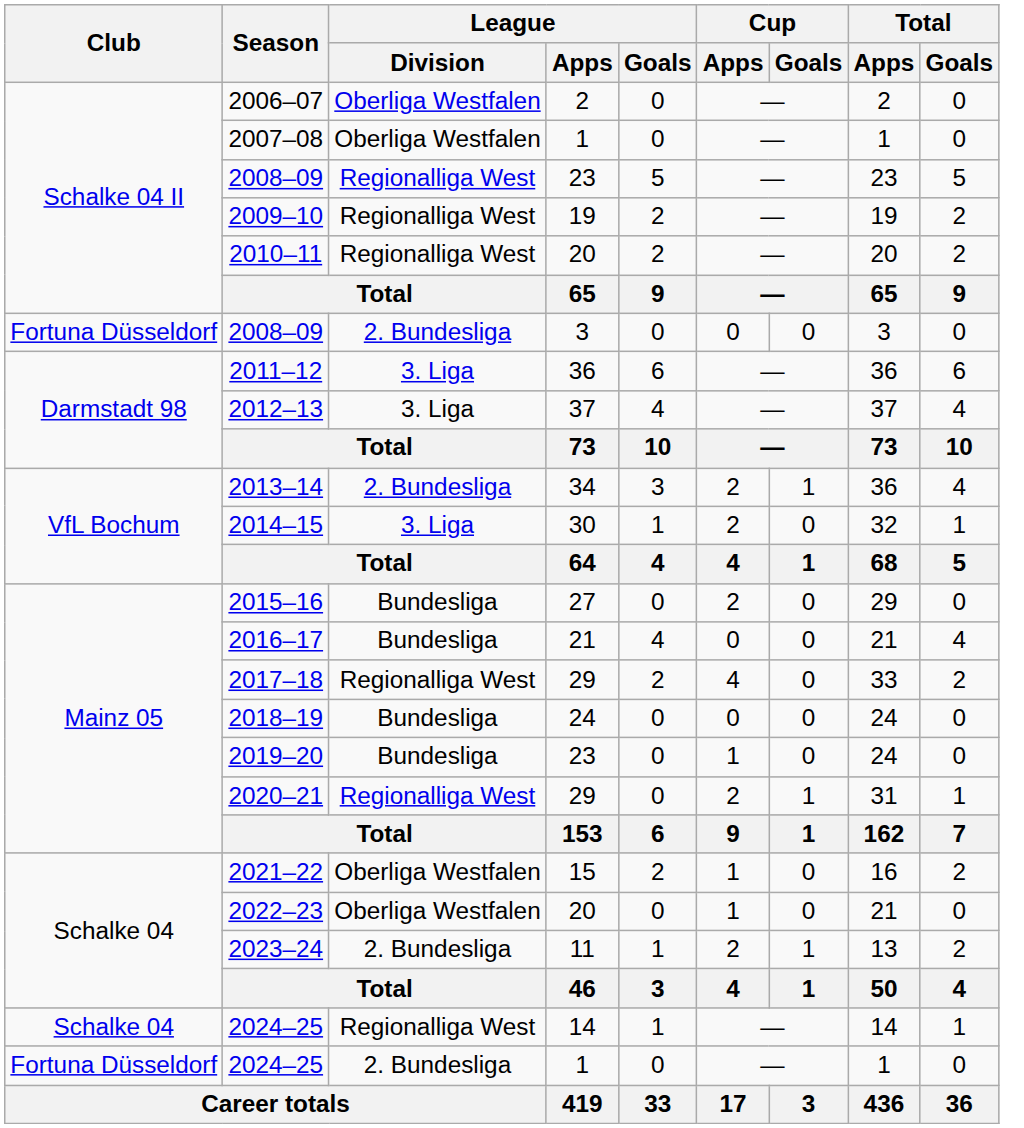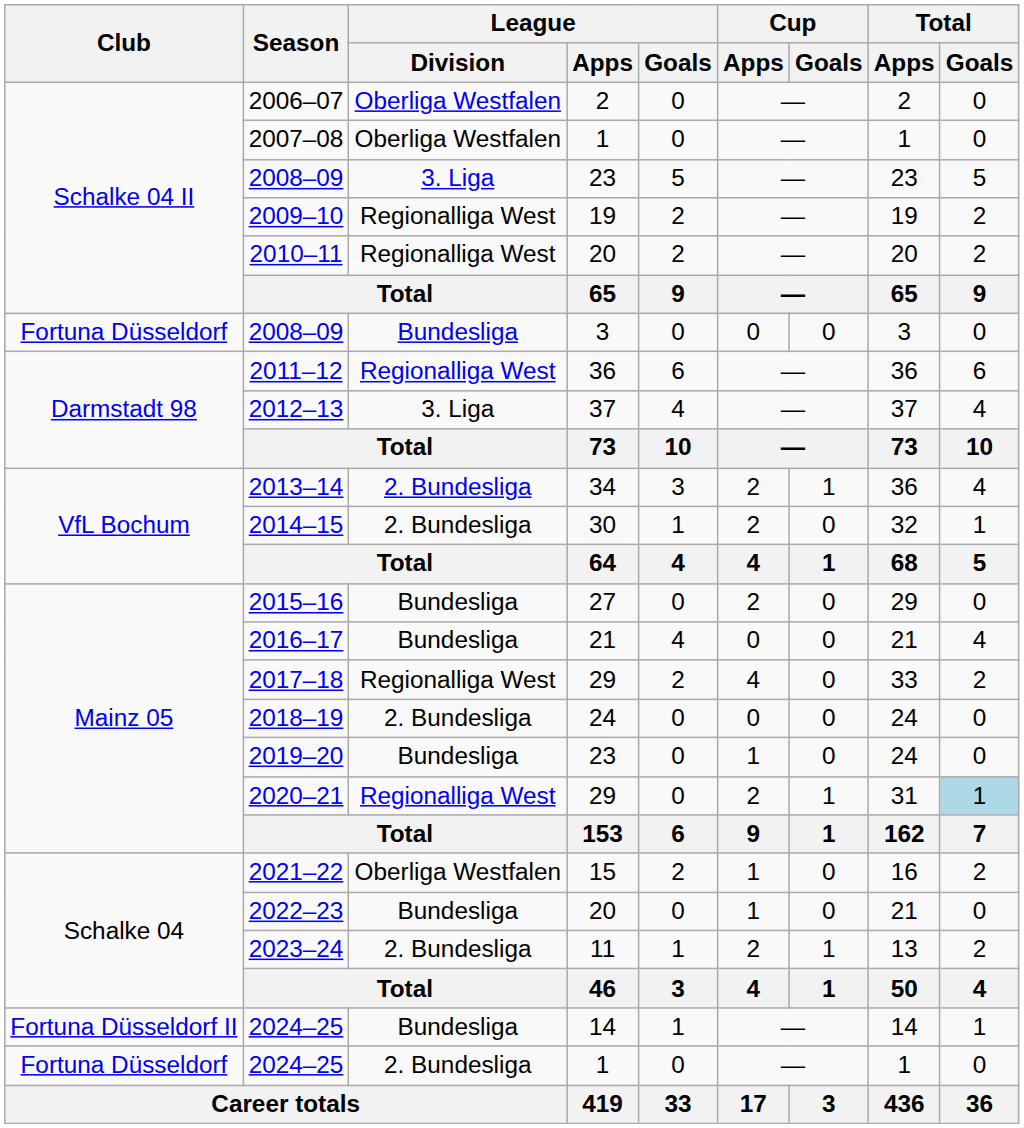(437, 178) Regionalliga West -> (458, 178) 3. Liga
(437, 332) 2. Bundesliga -> (458, 332) Bundesliga
(437, 370) 3. Liga -> (458, 370) Regionalliga West
(437, 525) 3. Liga -> (458, 525) 2. Bundesliga
(437, 718) Bundesliga -> (458, 718) 2. Bundesliga
(959, 795) no background -> (980, 795) lightblue background
(437, 910) Oberliga Westfalen -> (458, 910) Bundesliga
(114, 1026) Schalke 04 -> (124, 1026) Fortuna Düsseldorf II
(437, 1026) Regionalliga West -> (458, 1026) Bundesliga
